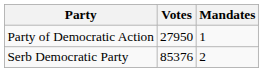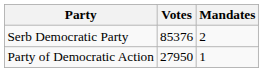rows swapped: (68, 57) <-> (81, 36)
